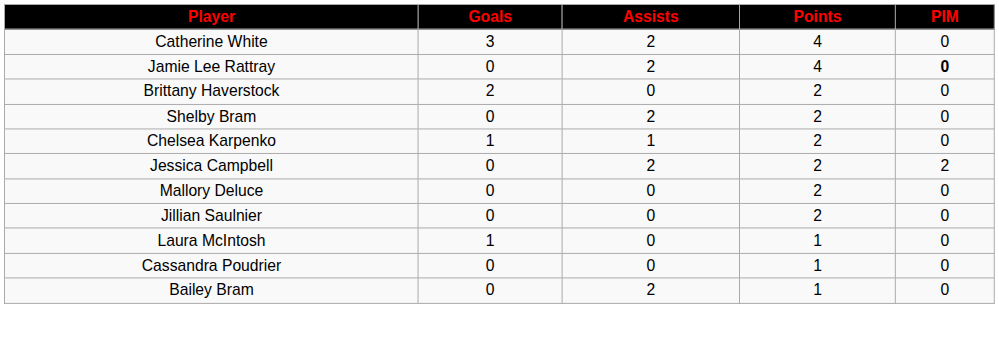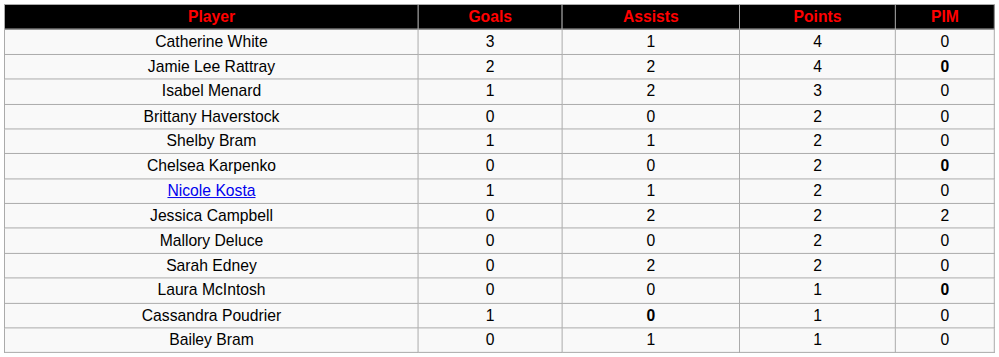(651, 41) 2 -> (651, 41) 1
(490, 66) 0 -> (490, 66) 2
+ row: (211, 91)
(490, 91) 2 -> (490, 116) 0
(490, 116) 0 -> (490, 141) 1
(651, 116) 2 -> (651, 141) 1
(490, 141) 1 -> (490, 166) 0
(651, 141) 1 -> (651, 166) 0
(945, 141) normal -> (945, 166) bold
+ row: (211, 191)
+ row: (211, 265)
- row: (211, 215)
(490, 240) 1 -> (490, 290) 0
(945, 240) normal -> (945, 290) bold
(490, 265) 0 -> (490, 315) 1
(651, 265) normal -> (651, 315) bold
(651, 290) 2 -> (651, 340) 1
